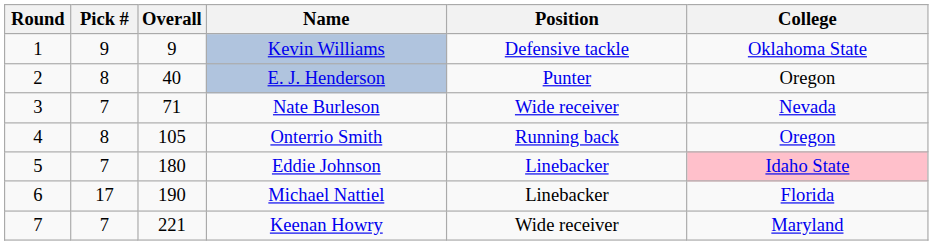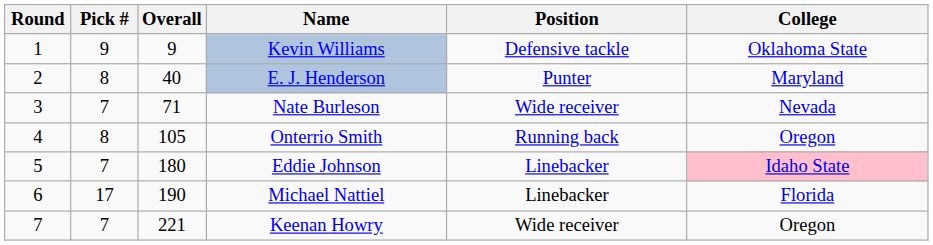(807, 78) Oregon -> (807, 78) Maryland
(807, 225) Maryland -> (807, 225) Oregon
